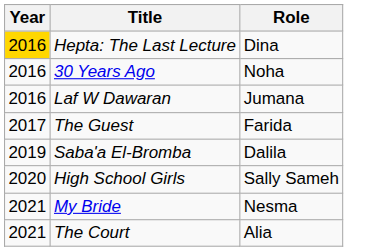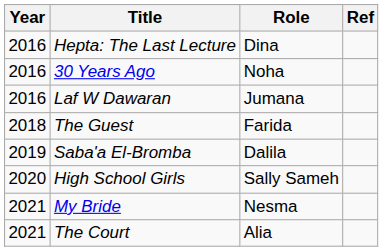+ column: (360, 17)
(27, 44) gold background -> (27, 44) no background
(27, 125) 2017 -> (27, 125) 2018
